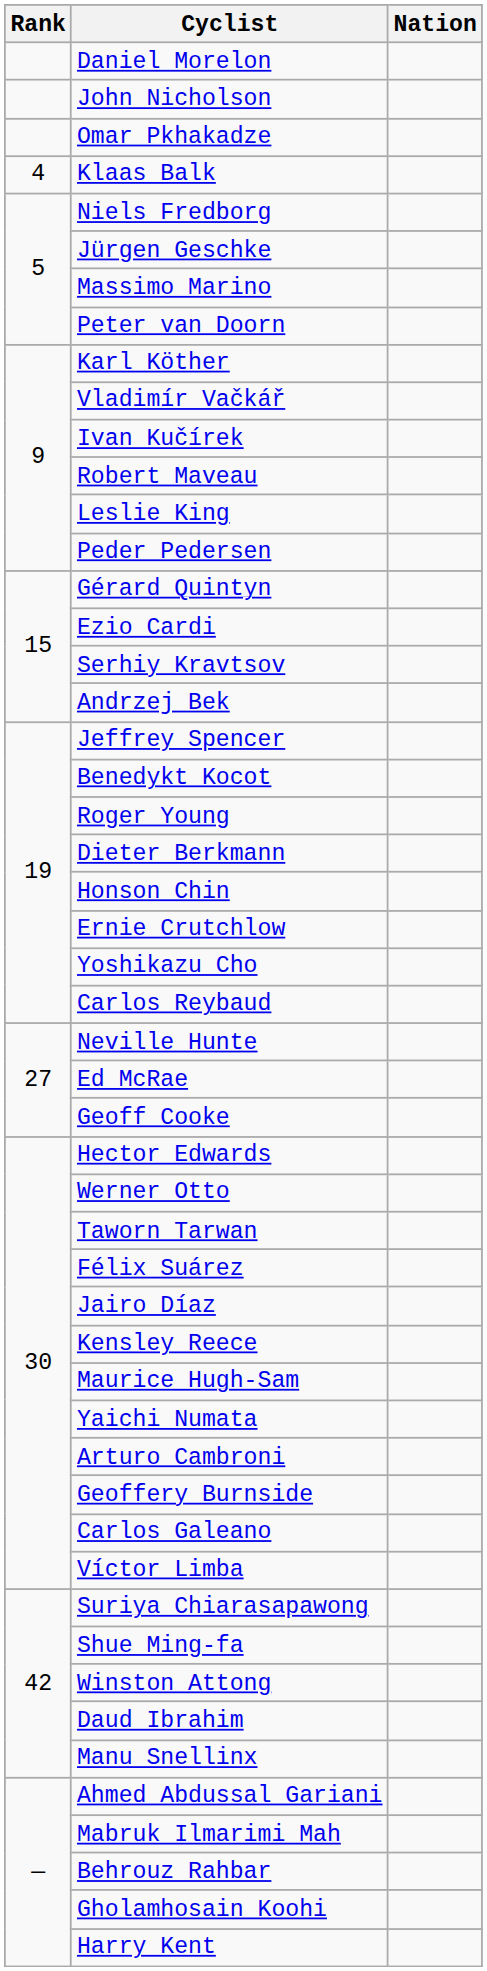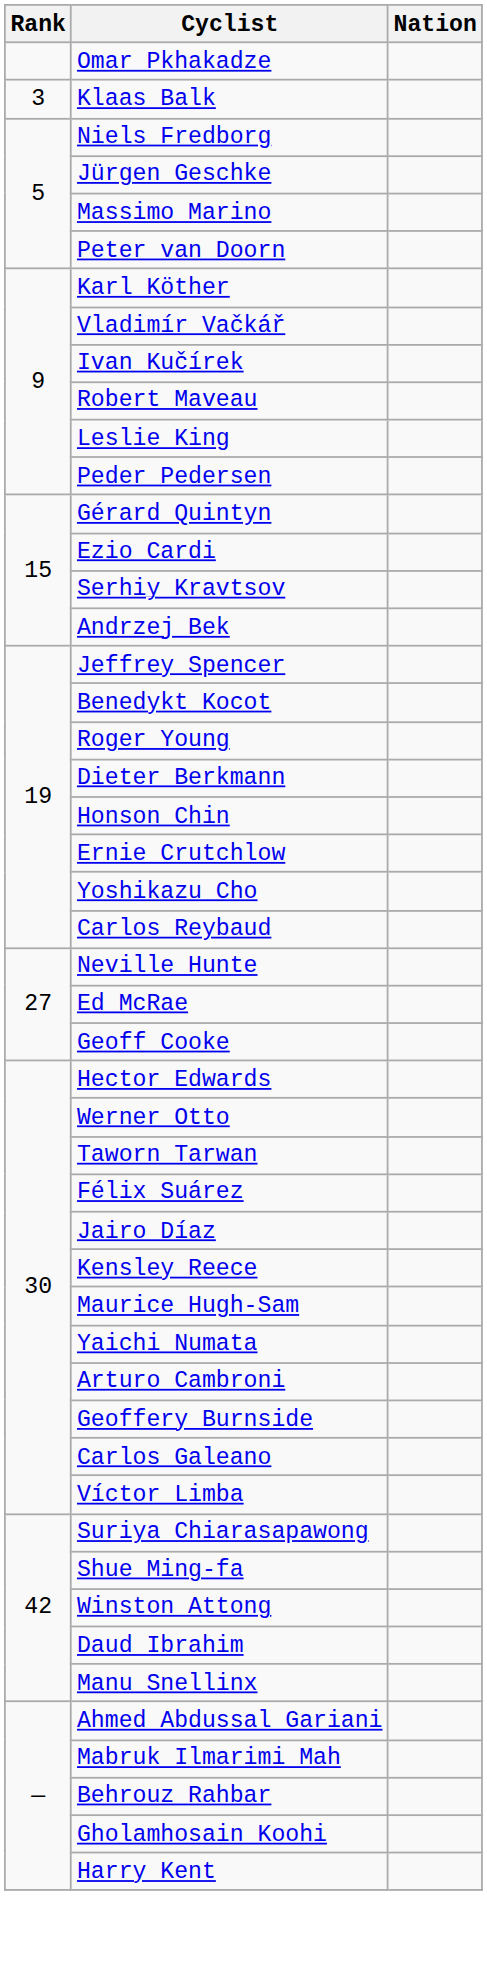- row: (174, 61)
- row: (174, 99)
(38, 175) 4 -> (38, 99) 3
